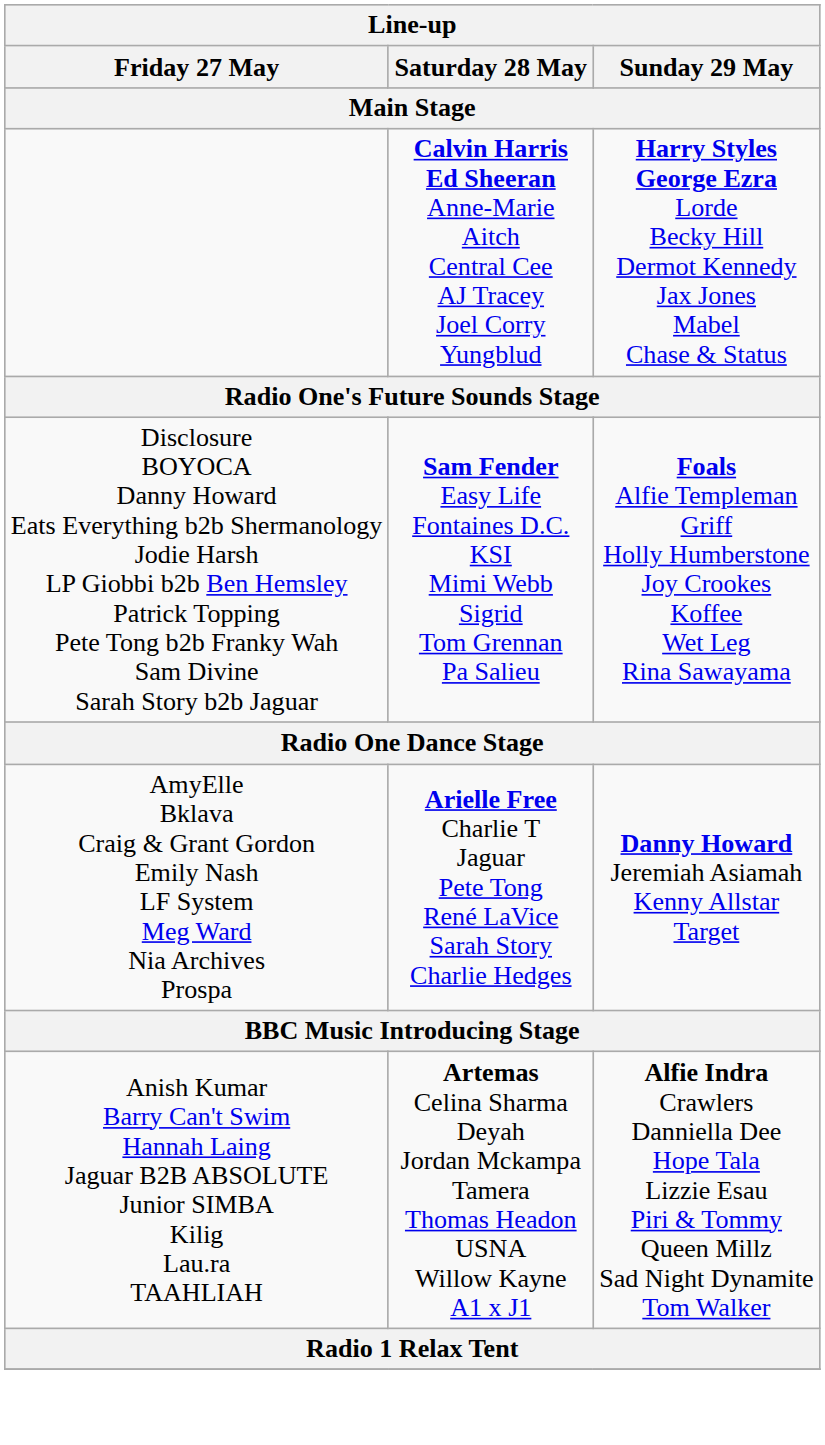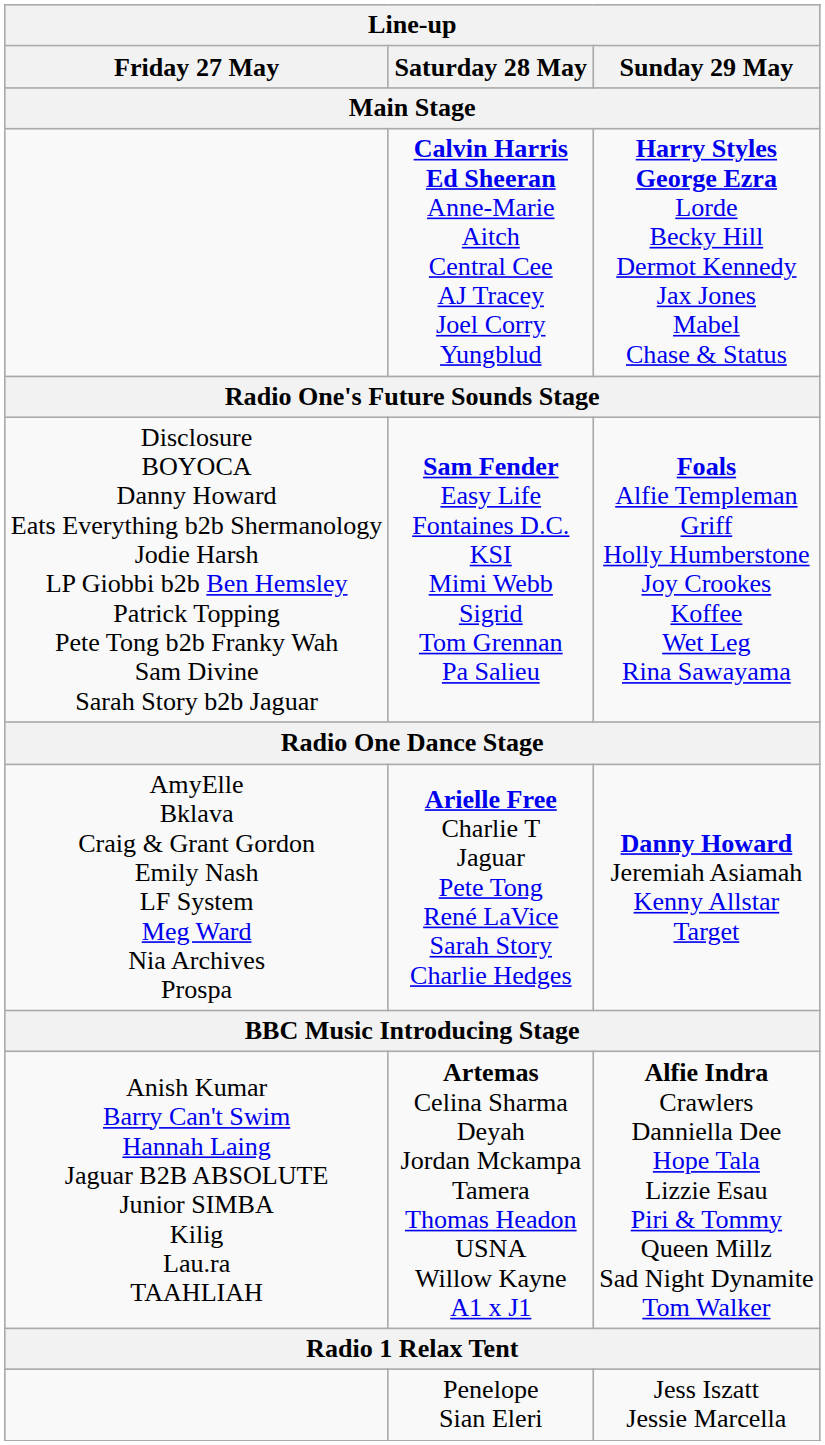+ row: (491, 1404)
